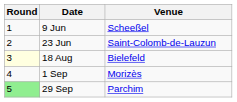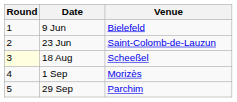(128, 27) Scheeßel -> (126, 27) Bielefeld
(126, 58) Bielefeld -> (128, 58) Scheeßel
(9, 89) lightgreen background -> (9, 89) no background
